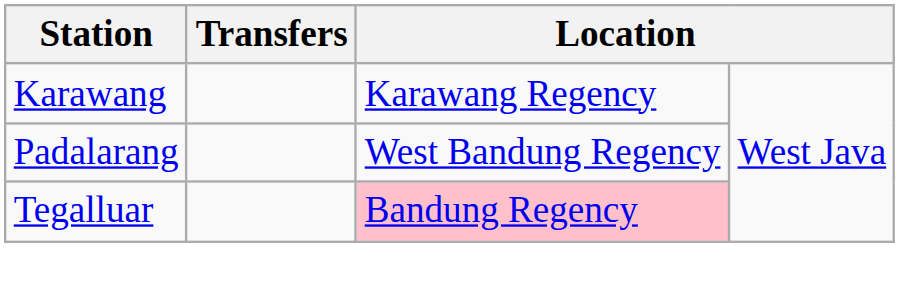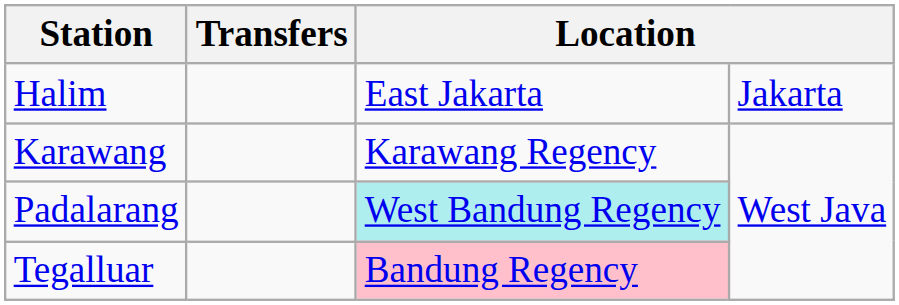+ row: (60, 92)
(543, 151) no background -> (543, 210) paleturquoise background
